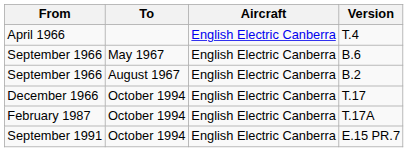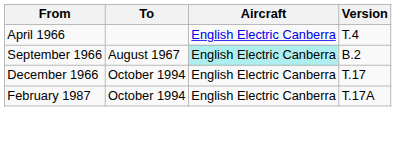- row: (351, 55)
(264, 75) no background -> (264, 55) paleturquoise background
- row: (371, 136)
